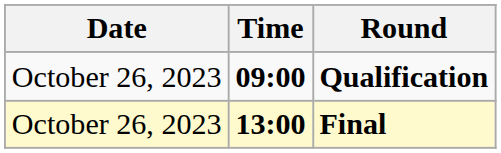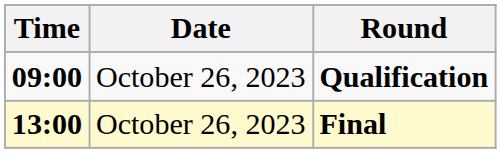columns swapped: (117, 28) <-> (271, 28)
